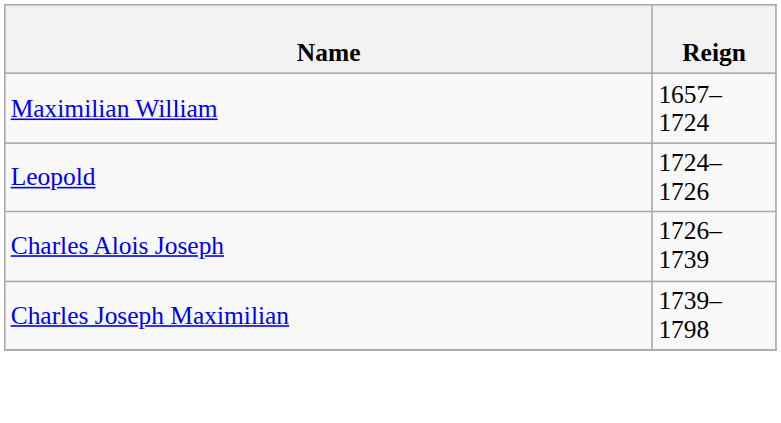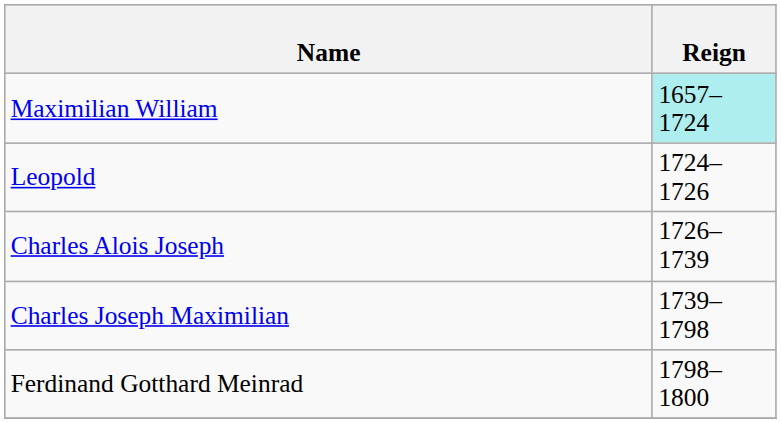(690, 107) no background -> (690, 107) paleturquoise background
+ row: (157, 383)
